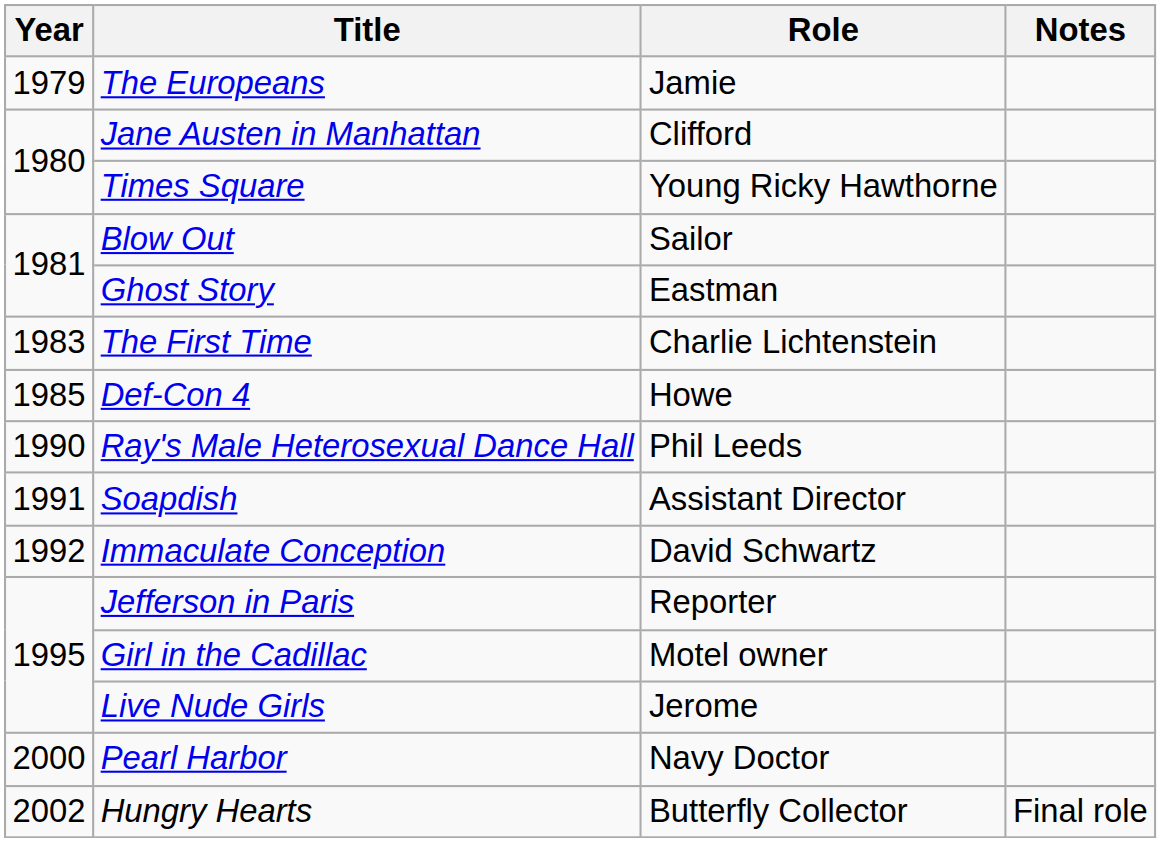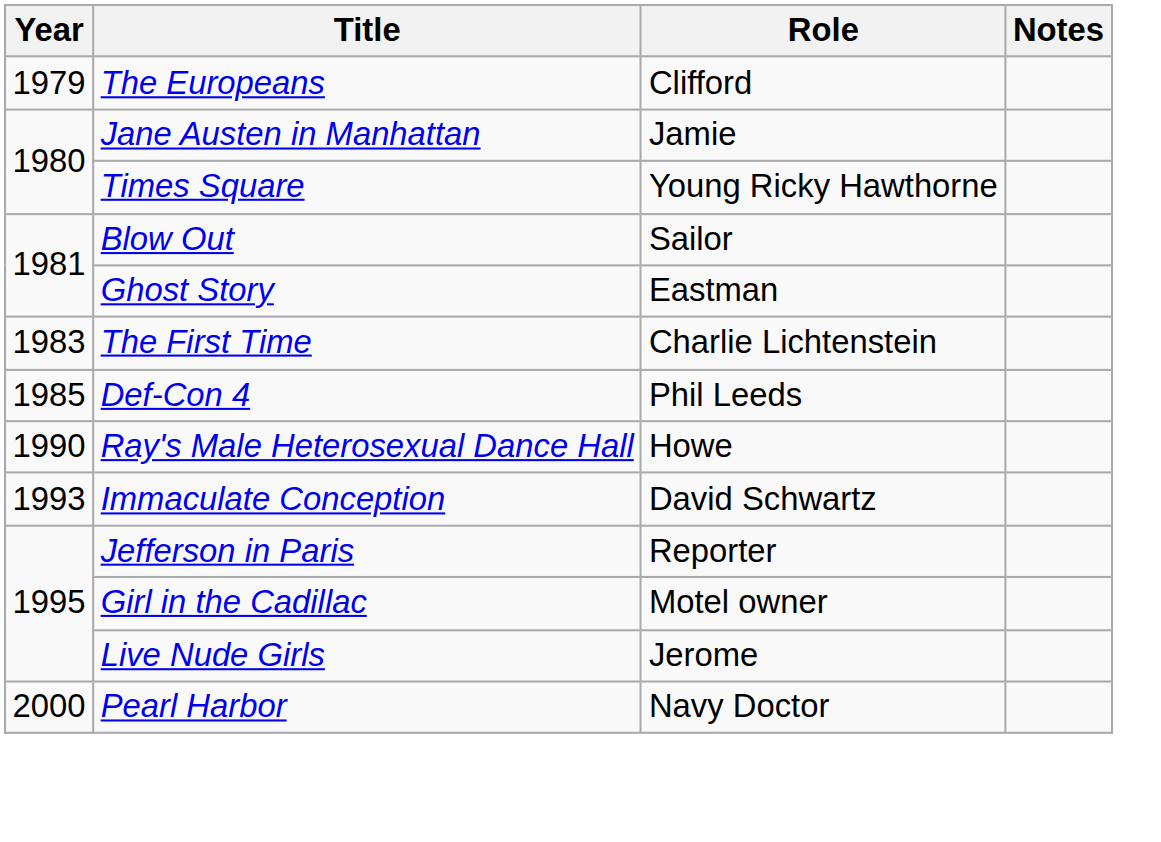(693, 82) Jamie -> (701, 82) Clifford
(701, 134) Clifford -> (693, 134) Jamie
(691, 394) Howe -> (726, 394) Phil Leeds
(726, 446) Phil Leeds -> (691, 446) Howe
- row: (169, 498)
(49, 550) 1992 -> (49, 498) 1993
- row: (206, 810)
